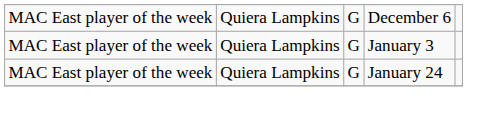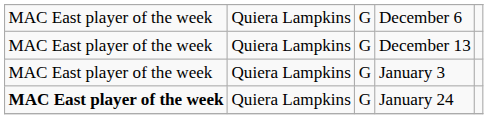+ row: (425, 45)
(110, 72) normal -> (116, 99) bold
